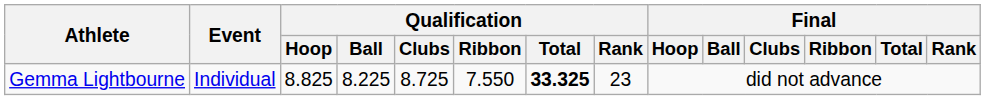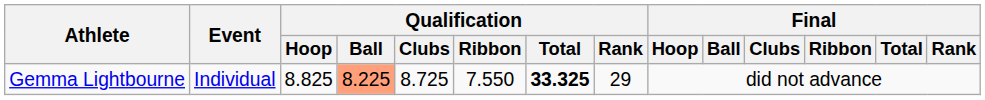(366, 80) no background -> (366, 80) lightsalmon background
(621, 80) 23 -> (621, 80) 29
